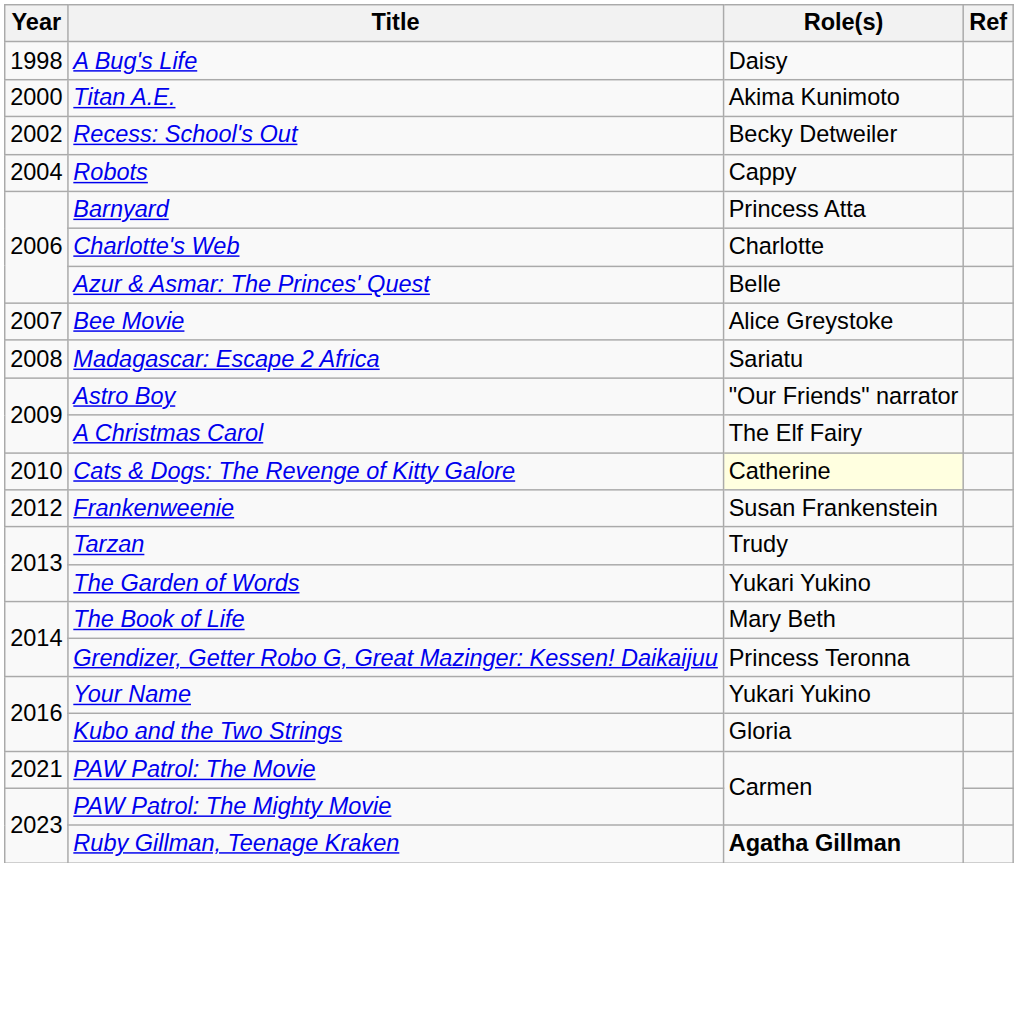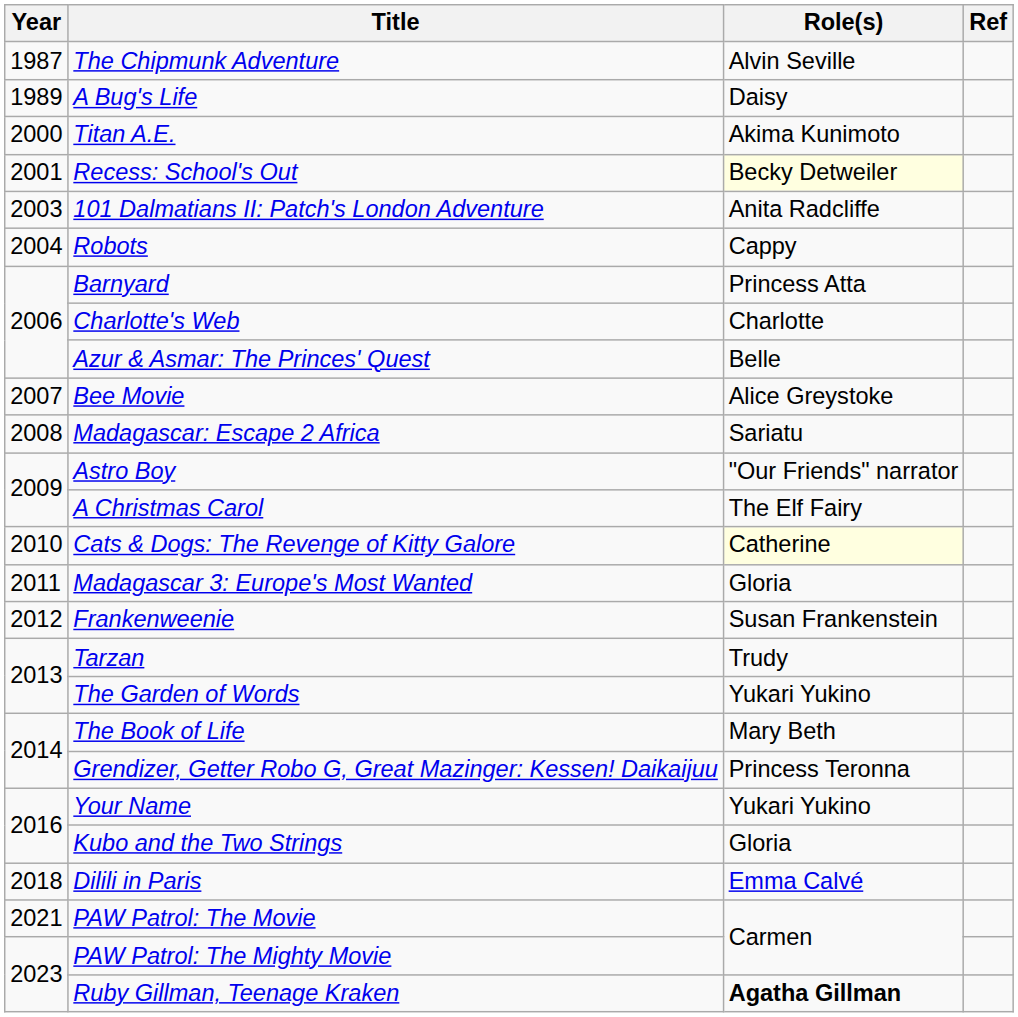+ row: (206, 60)
(36, 60) 1998 -> (36, 97) 1989
(36, 135) 2002 -> (36, 172) 2001
(813, 135) no background -> (813, 172) lightyellow background
+ row: (309, 209)
+ row: (273, 582)
+ row: (137, 881)
